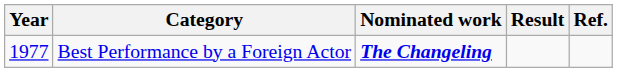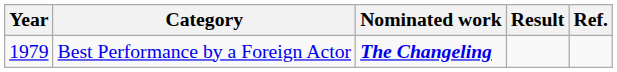(29, 51) 1977 -> (29, 51) 1979
